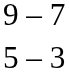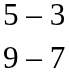rows swapped: (34, 14) <-> (34, 57)
